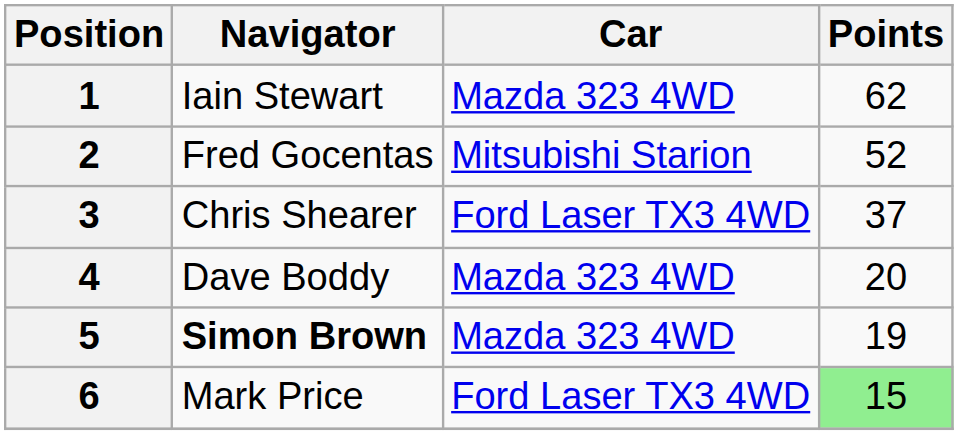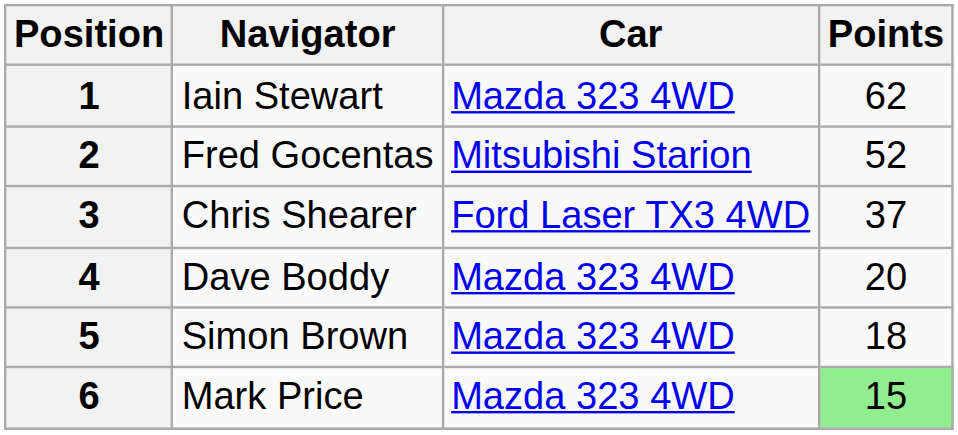(304, 336) bold -> (295, 336) normal
(886, 336) 19 -> (886, 336) 18
(631, 397) Ford Laser TX3 4WD -> (593, 397) Mazda 323 4WD
